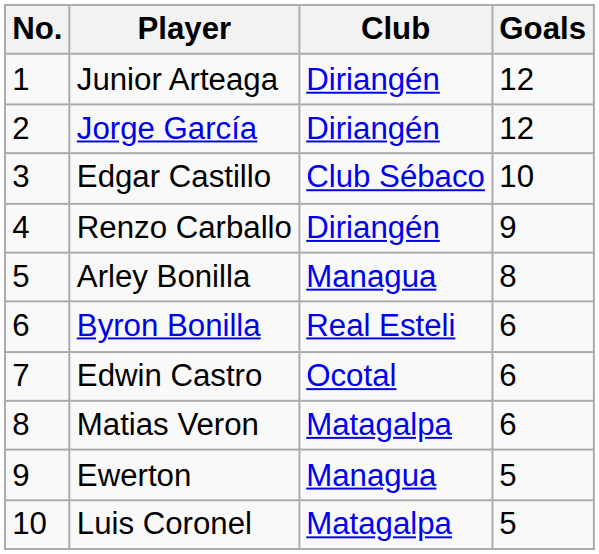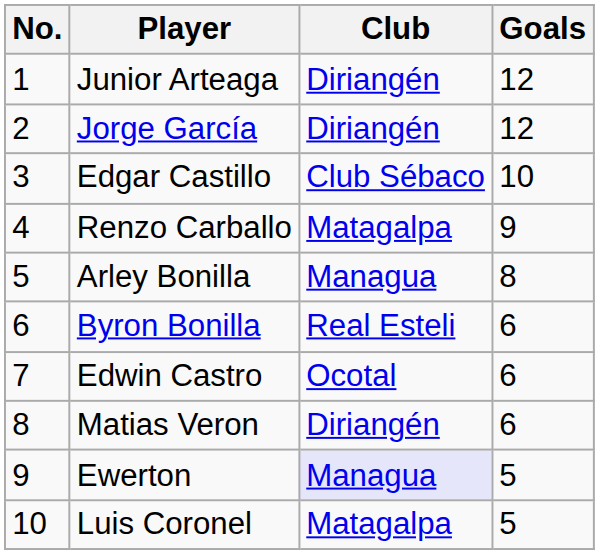(373, 227) Diriangén -> (379, 227) Matagalpa
(379, 425) Matagalpa -> (373, 425) Diriangén
(371, 474) no background -> (371, 474) lavender background
